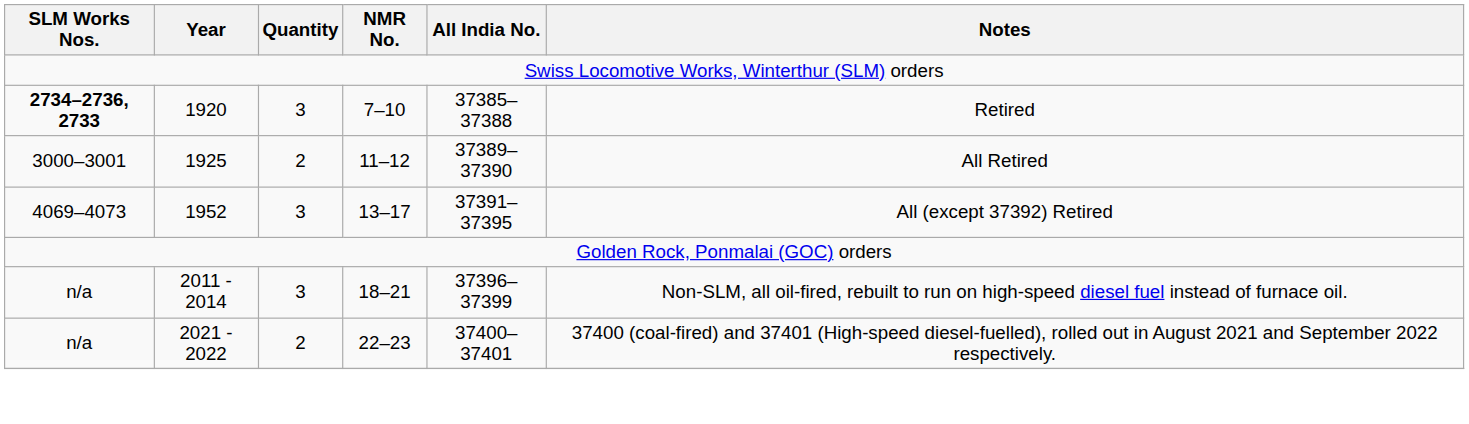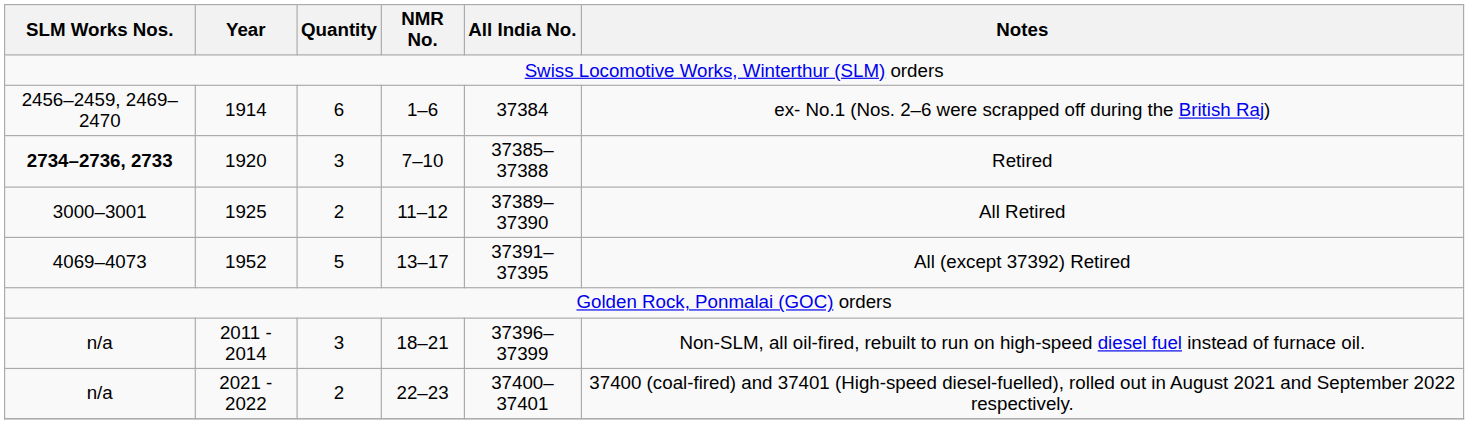+ row: (246, 110)
(300, 211) 3 -> (339, 262) 5
